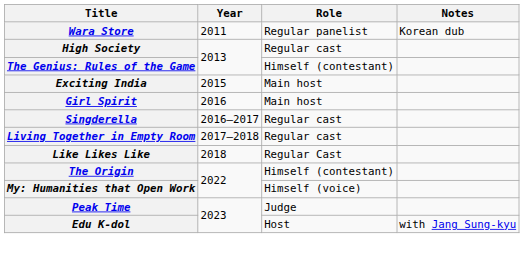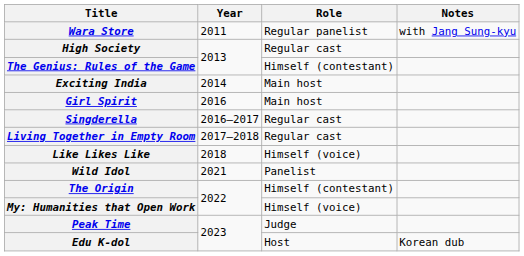(432, 31) Korean dub -> (458, 31) with Jang Sung-kyu
(214, 84) 2015 -> (214, 84) 2014
(303, 154) Regular Cast -> (313, 154) Himself (voice)
+ row: (101, 171)
(458, 224) with Jang Sung-kyu -> (432, 242) Korean dub
